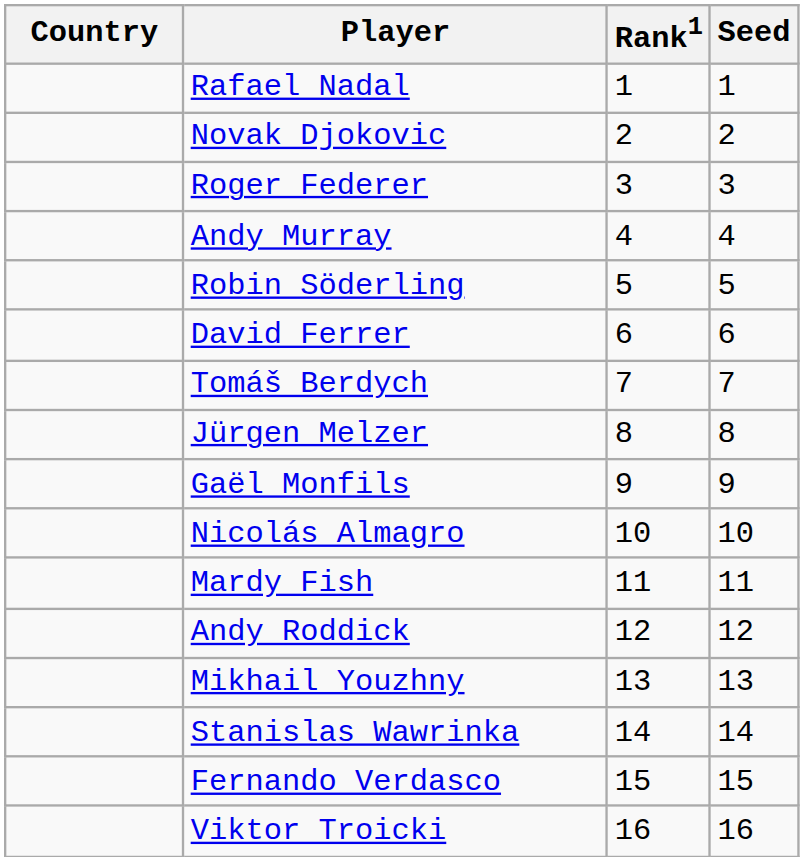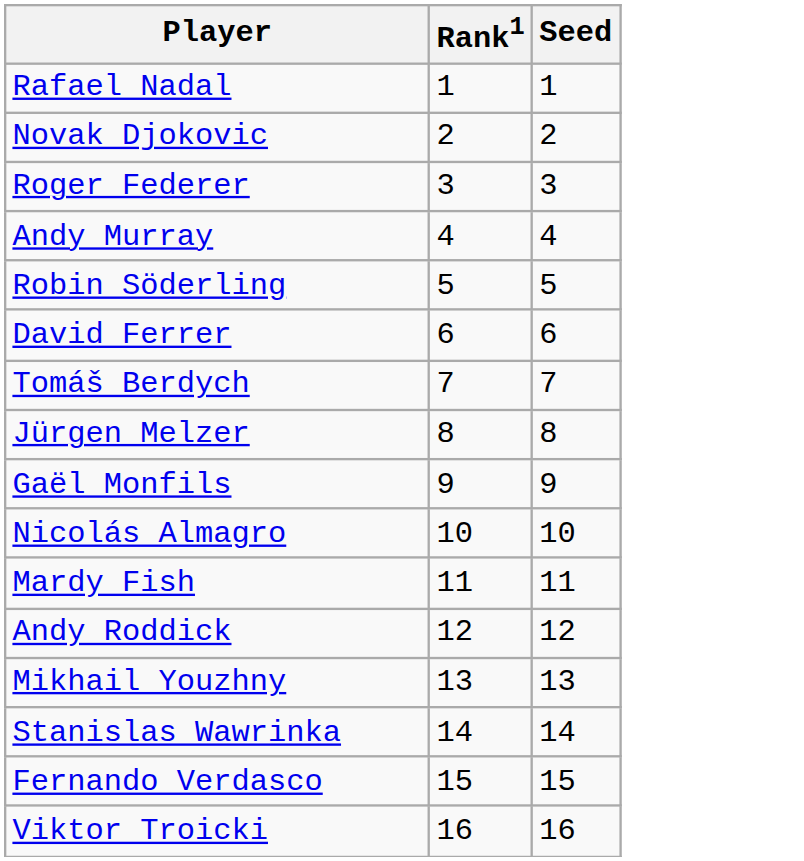- column: (94, 34)
